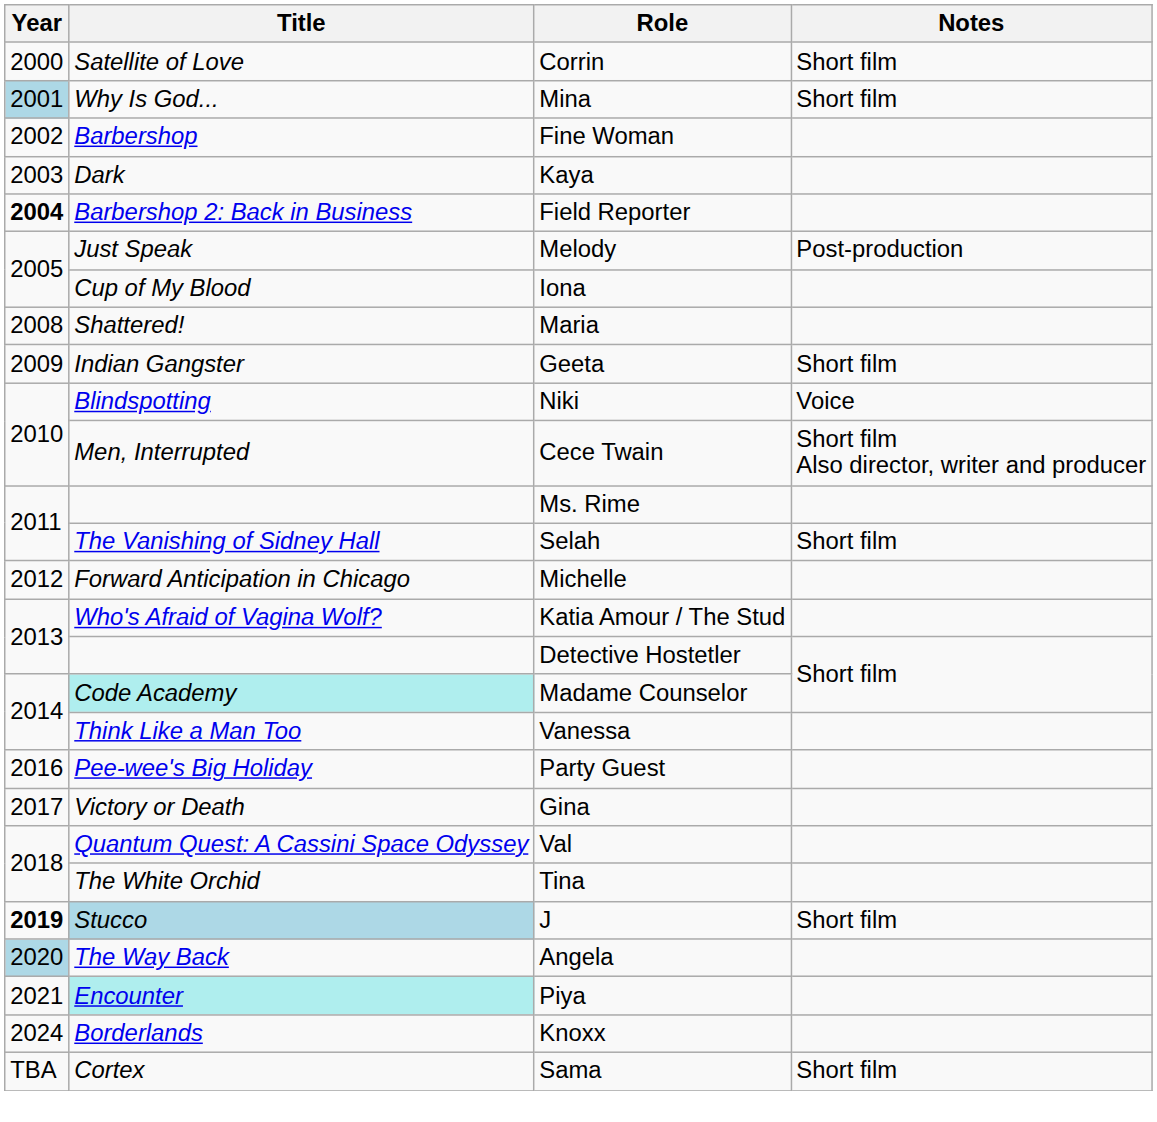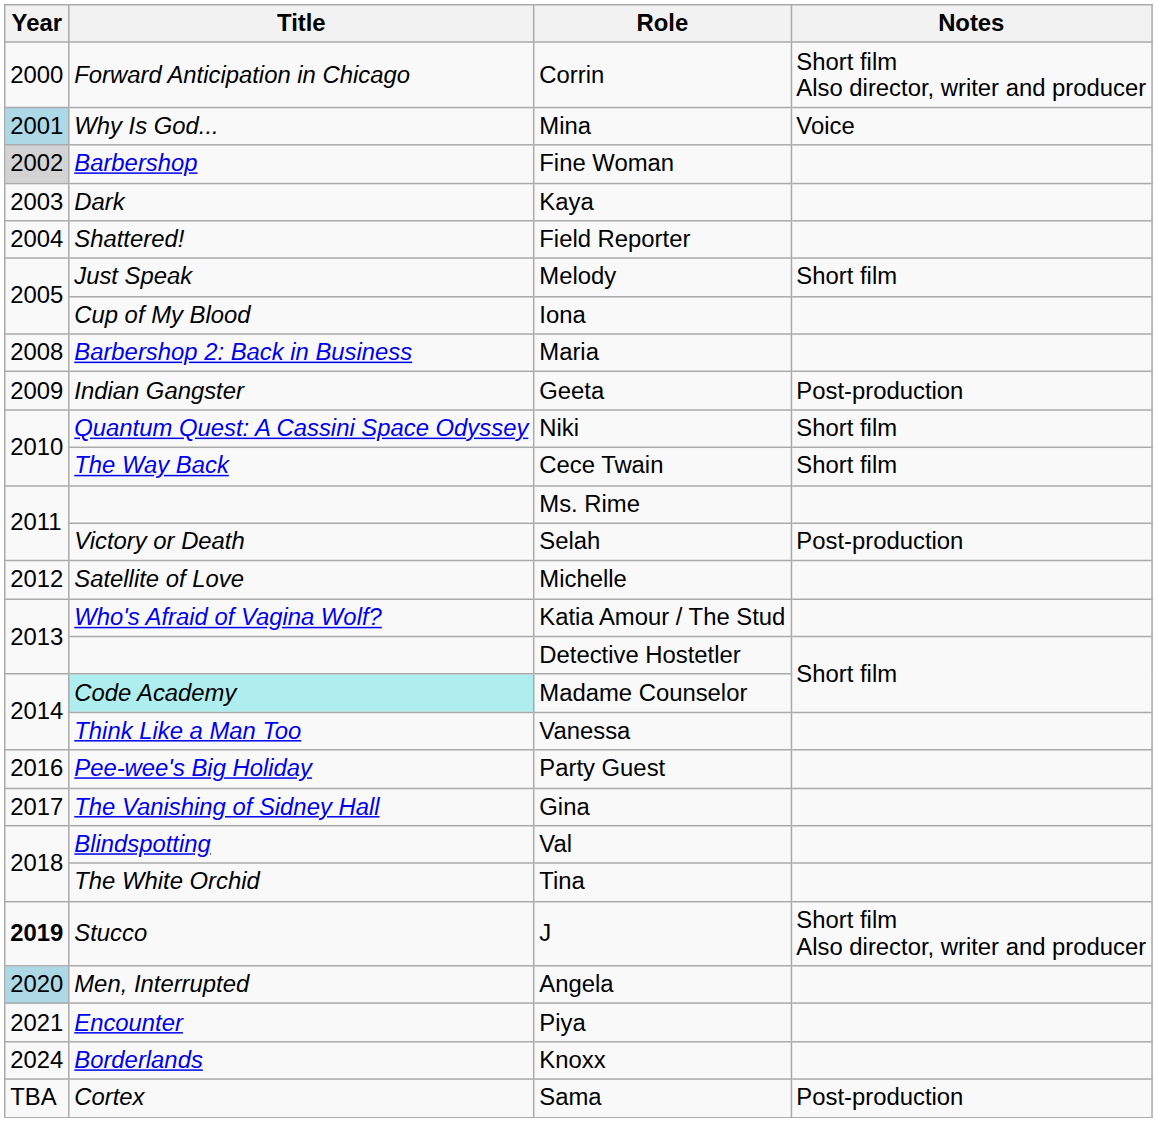(159, 61) Satellite of Love -> (242, 74) Forward Anticipation in Chicago
(847, 61) Short film -> (971, 74) Short film Also director, writer and producer
(847, 99) Short film -> (826, 125) Voice
(37, 136) no background -> (37, 163) lightgrey background
(37, 212) bold -> (37, 239) normal
(243, 212) Barbershop 2: Back in Business -> (129, 239) Shattered!
(880, 250) Post-production -> (847, 277) Short film
(129, 325) Shattered! -> (243, 352) Barbershop 2: Back in Business
(847, 363) Short film -> (880, 390) Post-production
(143, 401) Blindspotting -> (301, 428) Quantum Quest: A Cassini Space Odyssey
(826, 401) Voice -> (847, 428) Short film
(162, 452) Men, Interrupted -> (152, 466) The Way Back
(971, 452) Short film Also director, writer and producer -> (847, 466) Short film
(227, 541) The Vanishing of Sidney Hall -> (160, 541) Victory or Death
(847, 541) Short film -> (880, 541) Post-production
(242, 579) Forward Anticipation in Chicago -> (159, 579) Satellite of Love
(160, 806) Victory or Death -> (227, 806) The Vanishing of Sidney Hall
(301, 844) Quantum Quest: A Cassini Space Odyssey -> (143, 844) Blindspotting
(111, 919) lightblue background -> (111, 933) no background
(847, 919) Short film -> (971, 933) Short film Also director, writer and producer
(152, 957) The Way Back -> (162, 984) Men, Interrupted
(129, 995) paleturquoise background -> (129, 1022) no background
(847, 1071) Short film -> (880, 1097) Post-production
